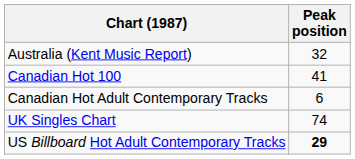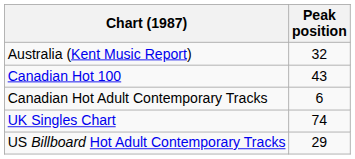(319, 76) 41 -> (319, 76) 43
(319, 143) bold -> (319, 143) normal
